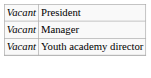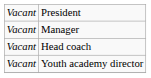+ row: (66, 47)
